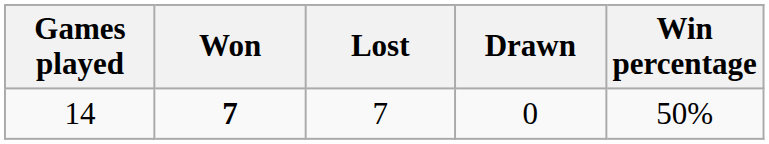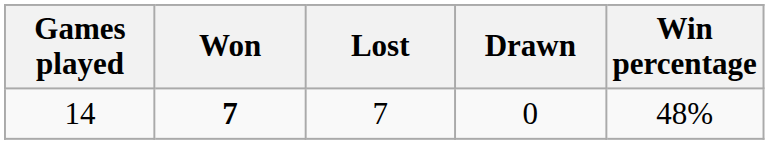(685, 113) 50% -> (685, 113) 48%
